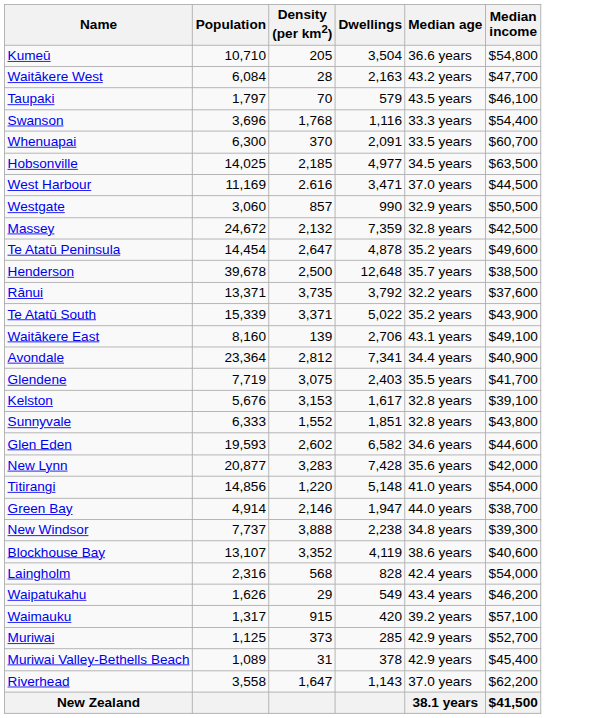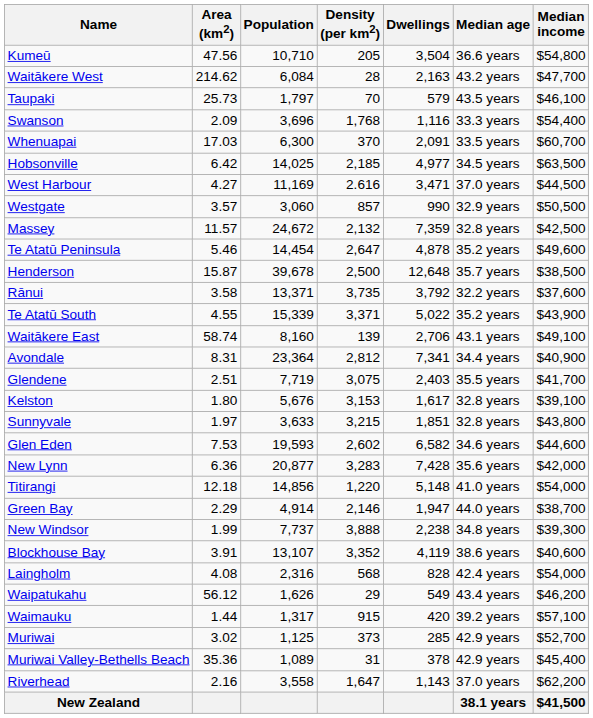+ column: (217, 24)
(249, 422) 6,333 -> (297, 422) 3,633
(315, 422) 1,552 -> (363, 422) 3,215
